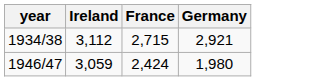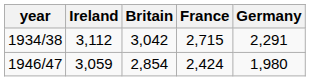+ column: (149, 16)
(214, 40) 2,921 -> (269, 40) 2,291
